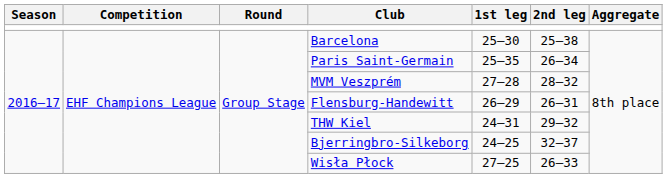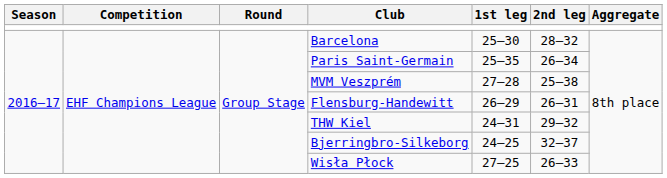(559, 41) 25–38 -> (559, 41) 28–32
(559, 82) 28–32 -> (559, 82) 25–38
